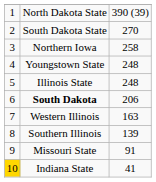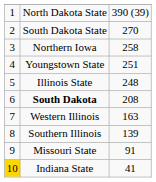(130, 64) 248 -> (130, 64) 251
(130, 99) 206 -> (130, 99) 208
